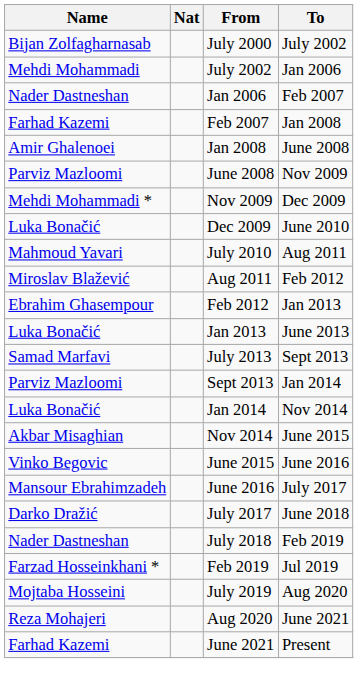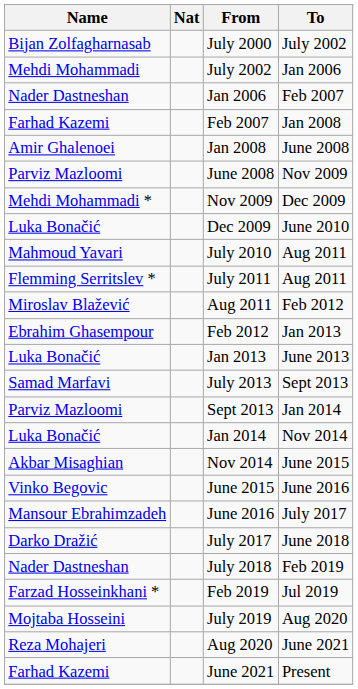+ row: (239, 278)
